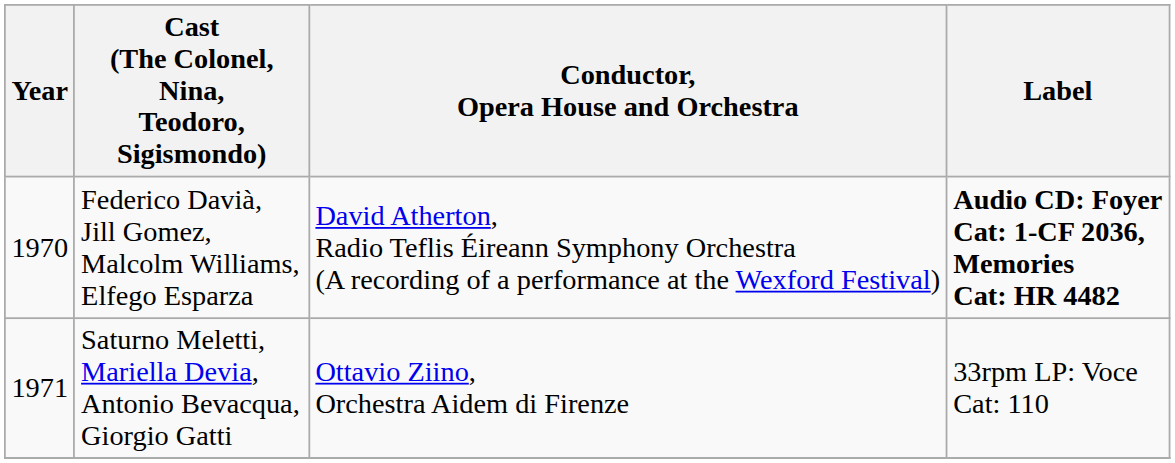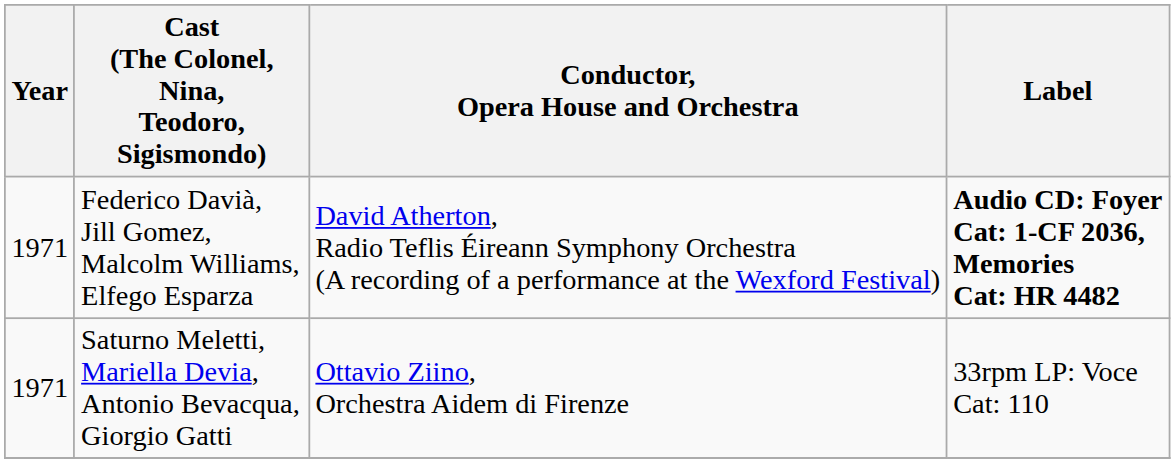(40, 247) 1970 -> (40, 247) 1971
